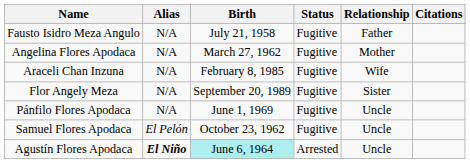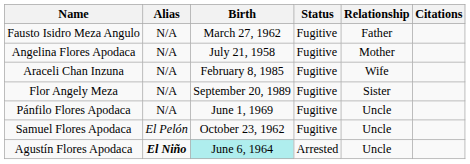(242, 33) July 21, 1958 -> (242, 33) March 27, 1962
(242, 52) March 27, 1962 -> (242, 52) July 21, 1958
